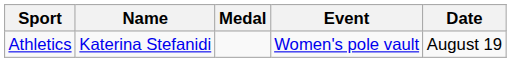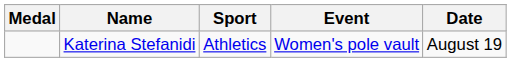columns swapped: (243, 18) <-> (40, 18)
